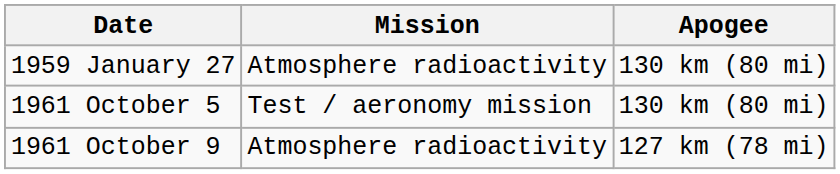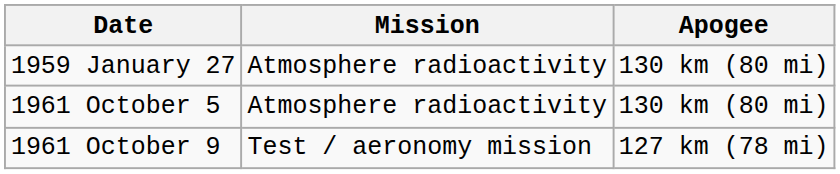(420, 107) Test / aeronomy mission -> (427, 107) Atmosphere radioactivity
(427, 147) Atmosphere radioactivity -> (420, 147) Test / aeronomy mission
